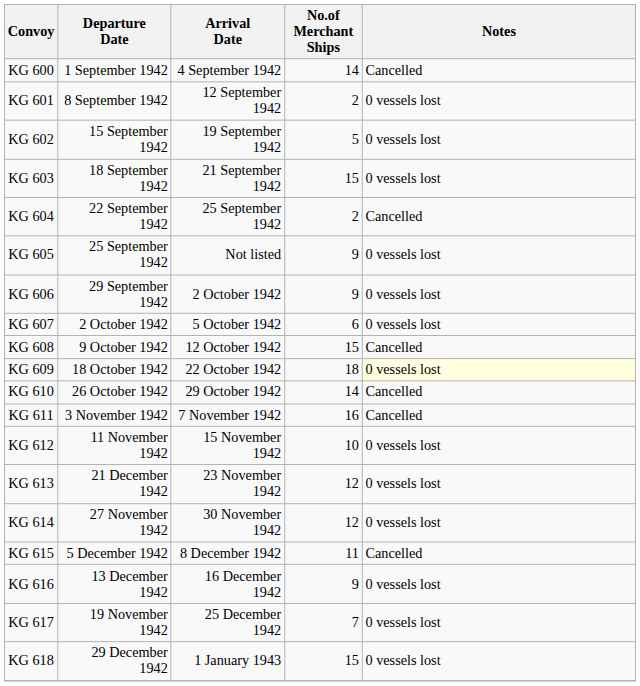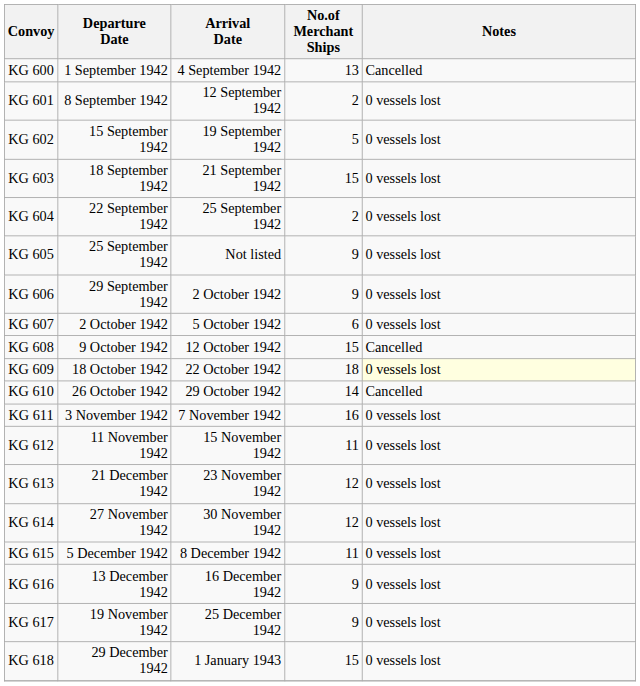(352, 70) 14 -> (352, 70) 13
(394, 216) Cancelled -> (403, 216) 0 vessels lost
(394, 414) Cancelled -> (403, 414) 0 vessels lost
(352, 445) 10 -> (352, 445) 11
(394, 553) Cancelled -> (403, 553) 0 vessels lost
(355, 622) 7 -> (355, 622) 9
